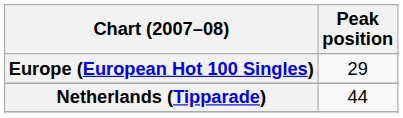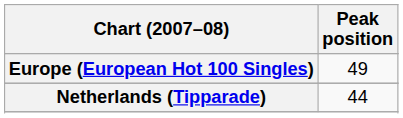(358, 68) 29 -> (358, 68) 49
